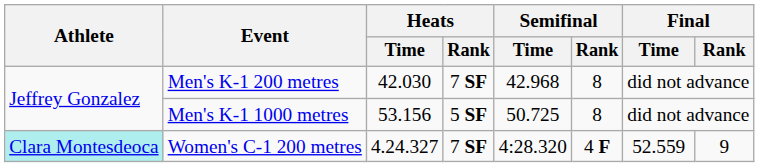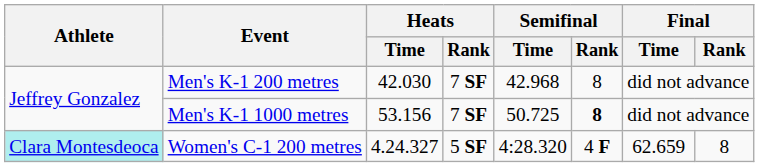(469, 114) 5 SF -> (469, 114) 7 SF
(597, 114) normal -> (597, 114) bold
(469, 146) 7 SF -> (469, 146) 5 SF
(659, 146) 52.559 -> (659, 146) 62.659
(724, 146) 9 -> (724, 146) 8
